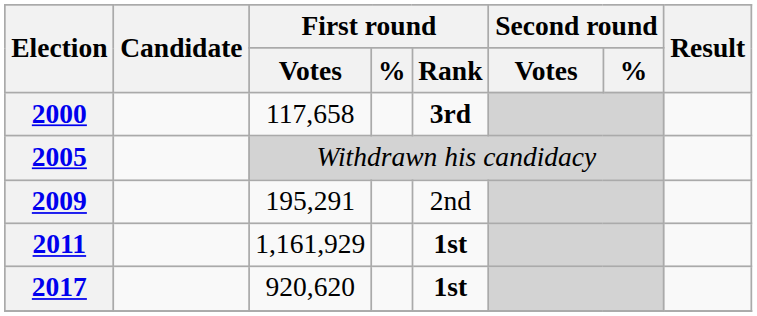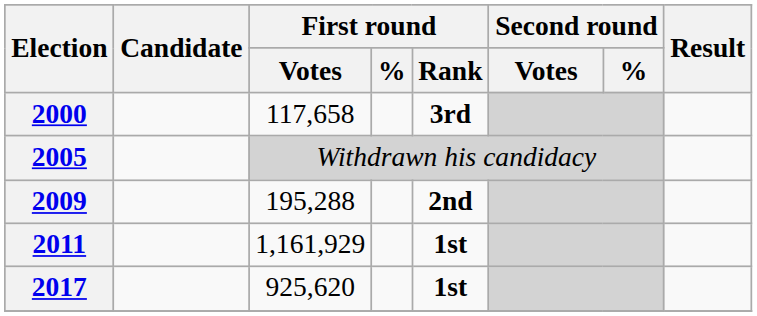(310, 200) 195,291 -> (310, 200) 195,288
(450, 200) normal -> (450, 200) bold
(310, 288) 920,620 -> (310, 288) 925,620
